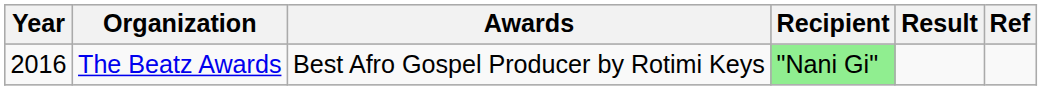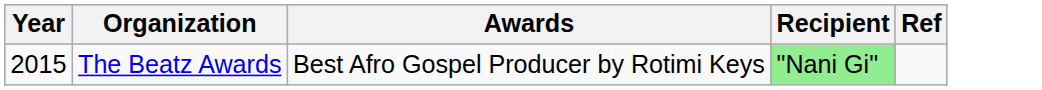- column: (940, 24)
(39, 64) 2016 -> (39, 64) 2015
